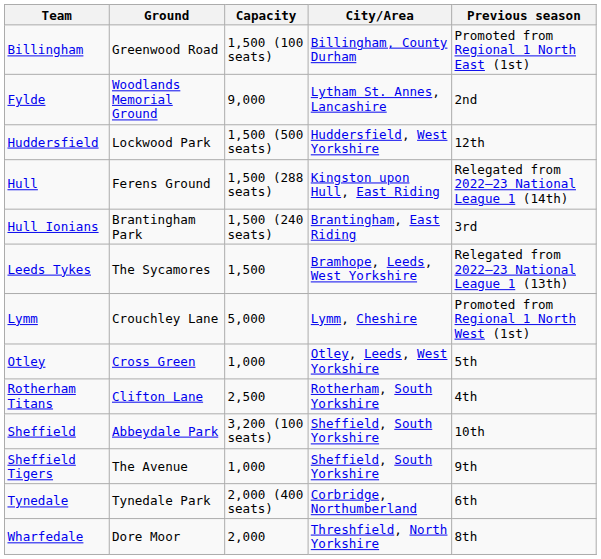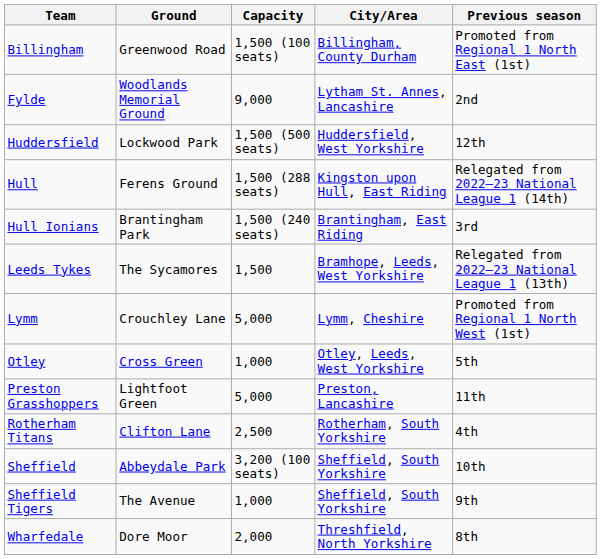+ row: (53, 396)
- row: (38, 501)
